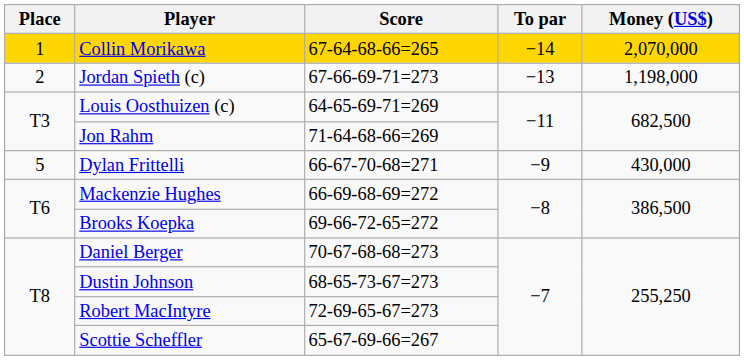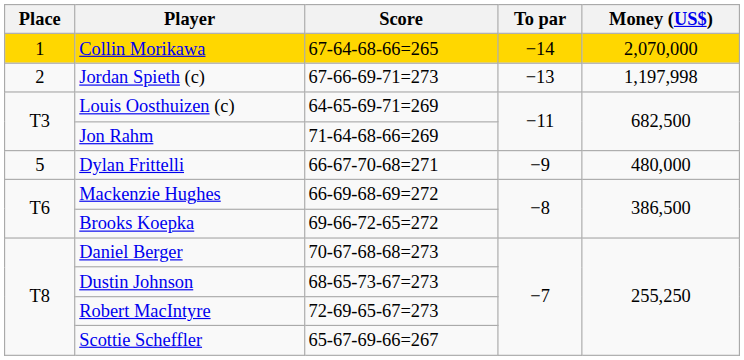(661, 77) 1,198,000 -> (661, 77) 1,197,998
(661, 164) 430,000 -> (661, 164) 480,000
